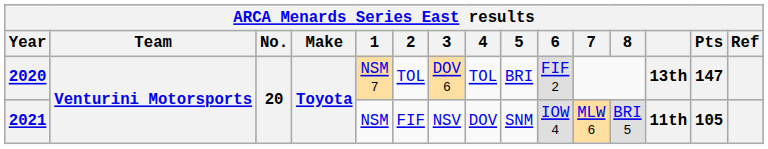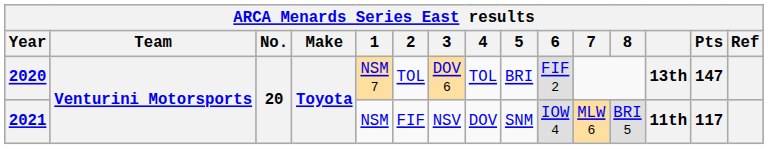(709, 121) 105 -> (709, 121) 117
